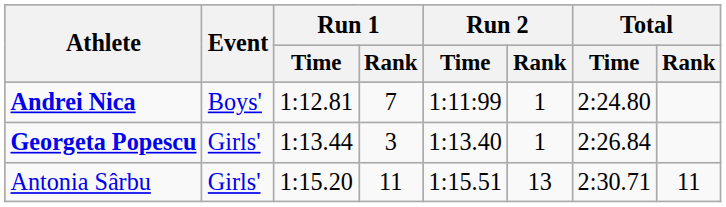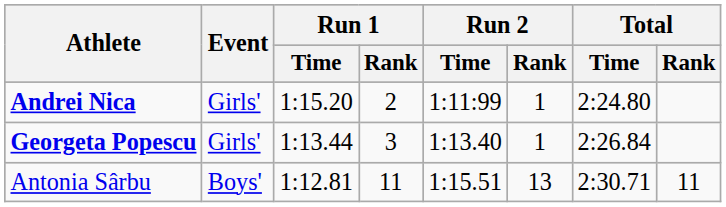(235, 102) Boys' -> (234, 102) Girls'
(316, 102) 1:12.81 -> (316, 102) 1:15.20
(391, 102) 7 -> (391, 102) 2
(234, 182) Girls' -> (235, 182) Boys'
(316, 182) 1:15.20 -> (316, 182) 1:12.81
